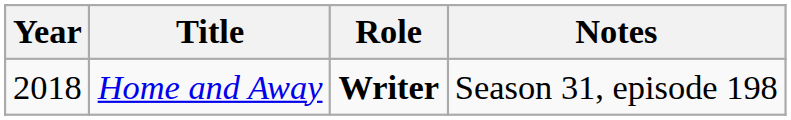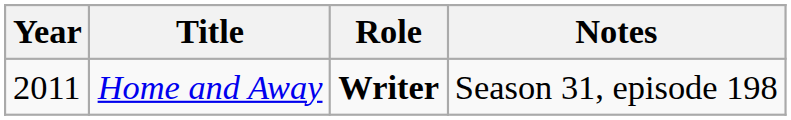(47, 86) 2018 -> (47, 86) 2011
